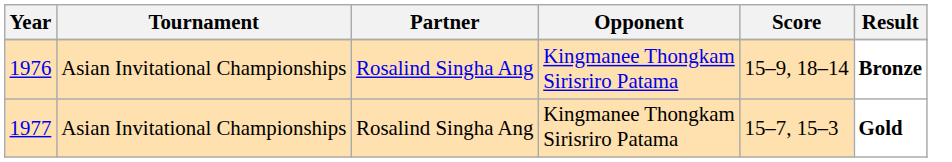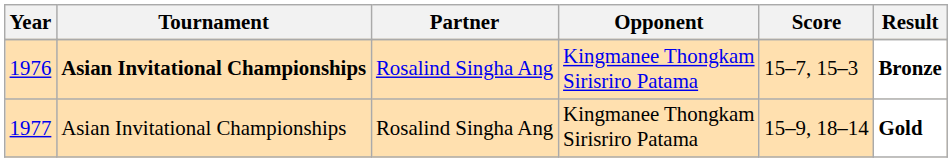(204, 68) normal -> (214, 68) bold
(797, 68) 15–9, 18–14 -> (811, 68) 15–7, 15–3
(791, 127) 15–7, 15–3 -> (816, 127) 15–9, 18–14
